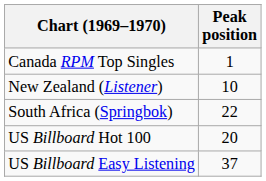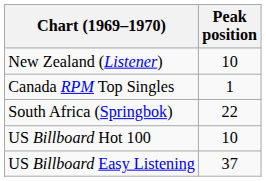rows swapped: (91, 61) <-> (85, 86)
(230, 138) 20 -> (230, 138) 10
